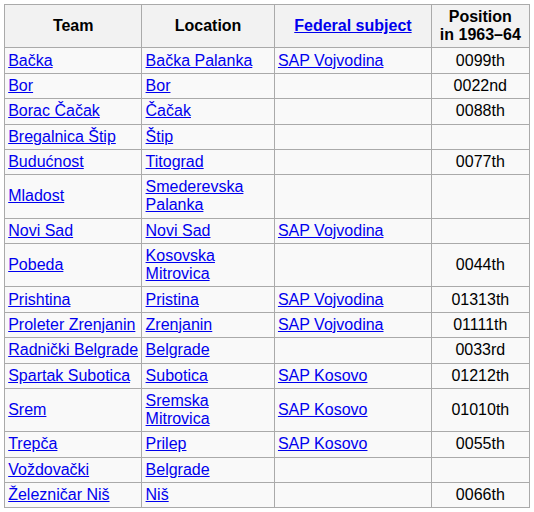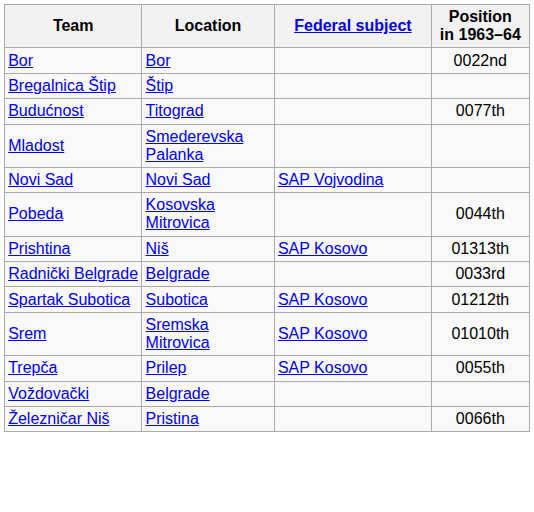- row: (30, 60)
- row: (54, 111)
(172, 299) Pristina -> (157, 248) Niš
(331, 299) SAP Vojvodina -> (323, 248) SAP Kosovo
- row: (72, 324)
(157, 495) Niš -> (172, 419) Pristina
